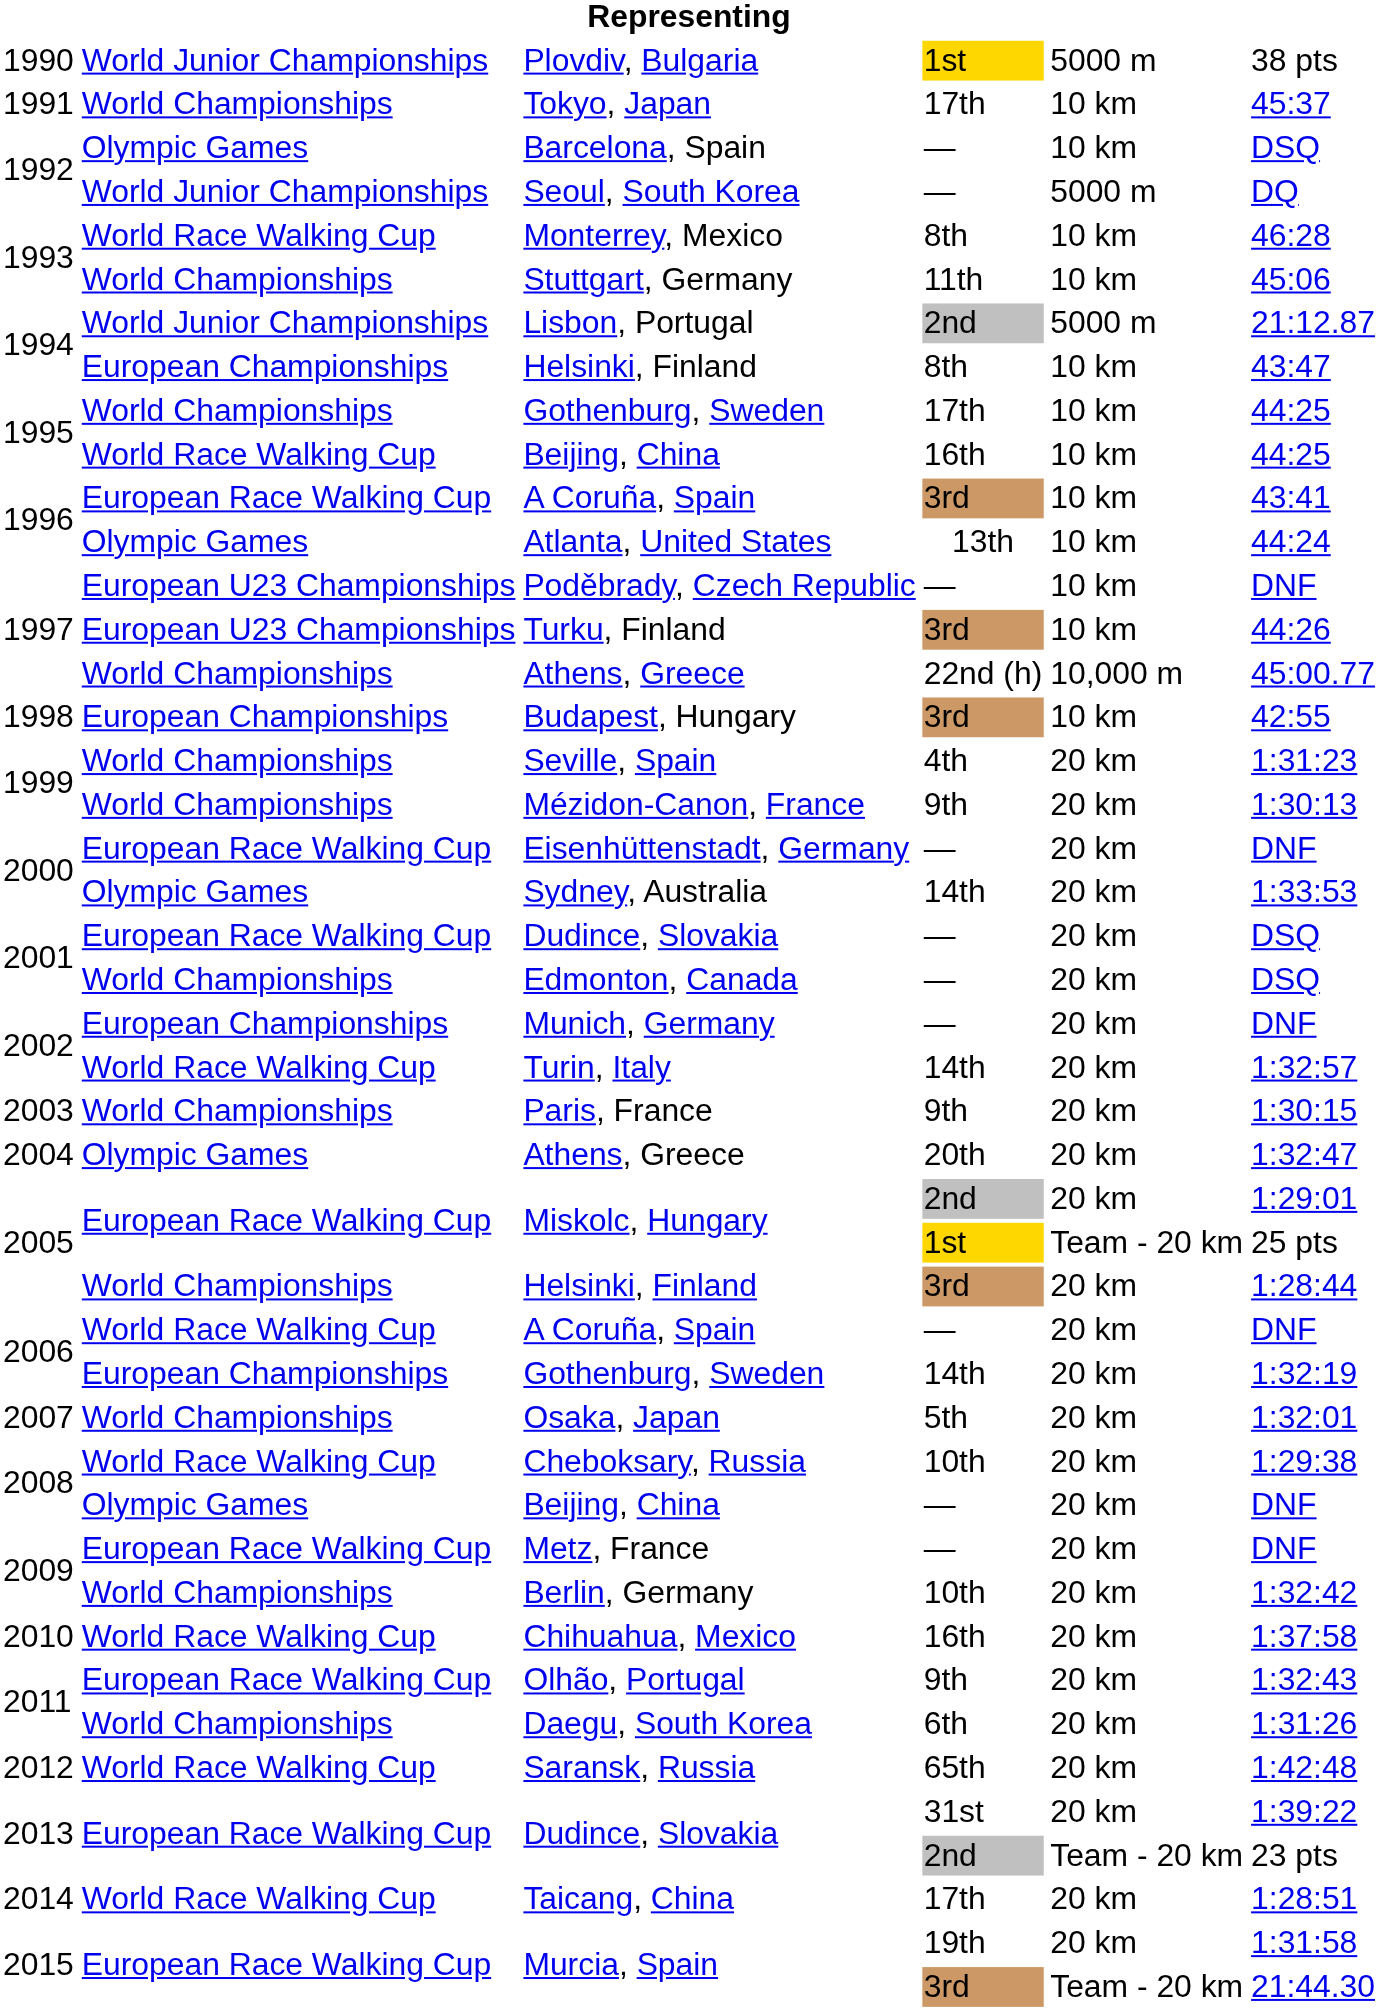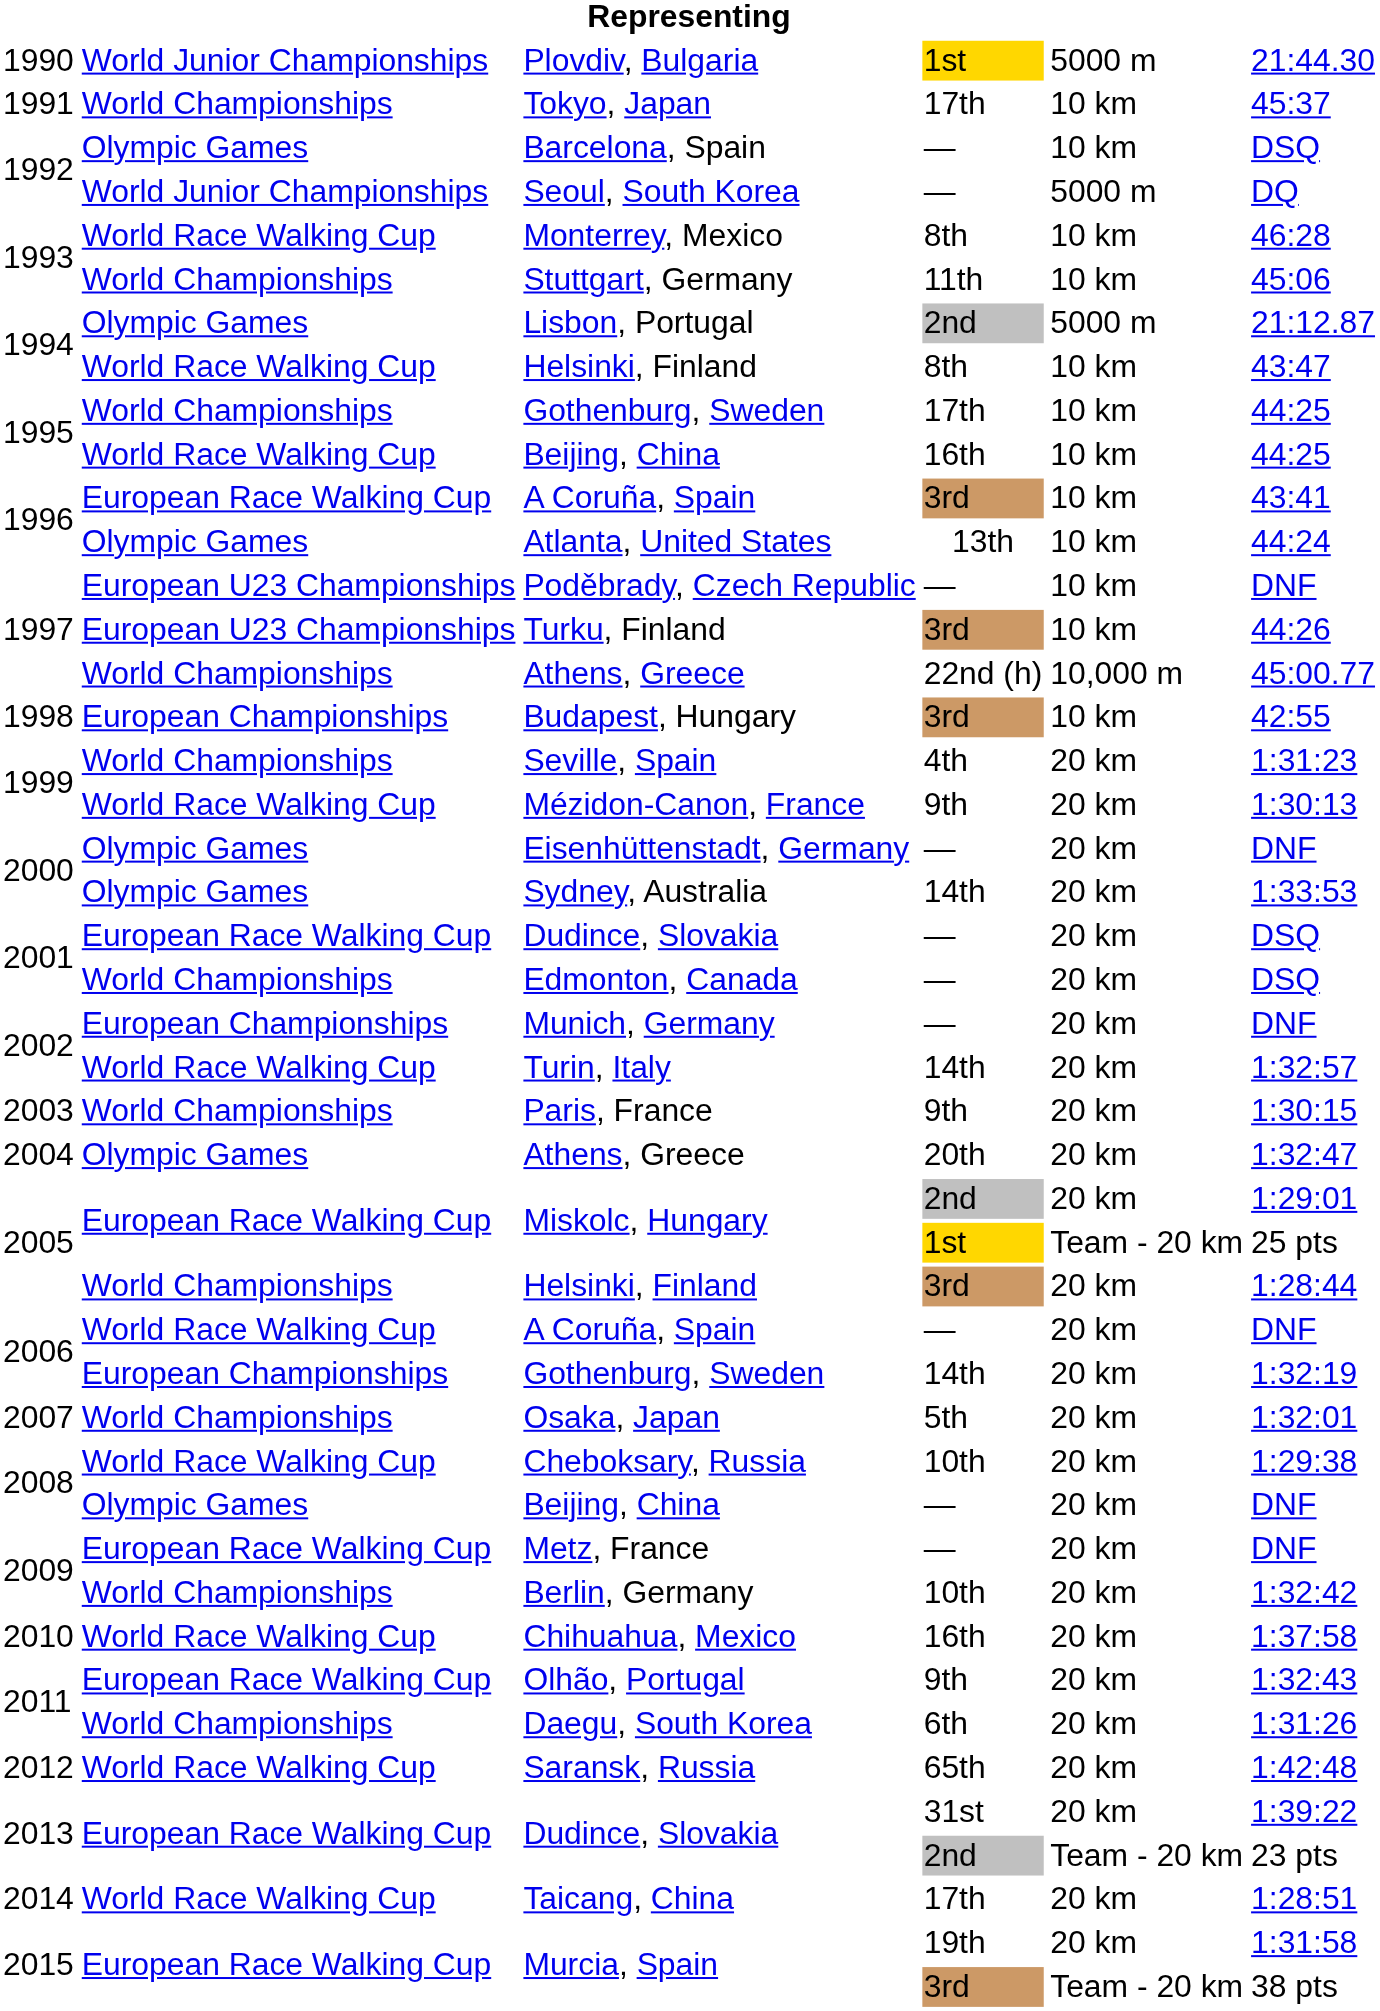(1294, 60) 38 pts -> (1313, 60) 21:44.30
(285, 322) World Junior Championships -> (195, 322) Olympic Games
(265, 366) European Championships -> (259, 366) World Race Walking Cup
(237, 804) World Championships -> (259, 804) World Race Walking Cup
(286, 848) European Race Walking Cup -> (195, 848) Olympic Games
(1313, 1986) 21:44.30 -> (1294, 1986) 38 pts
